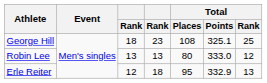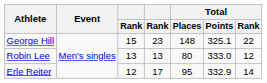(131, 41) 18 -> (131, 41) 15
(187, 41) 108 -> (187, 41) 148
(248, 41) 25 -> (248, 41) 22
(157, 71) 18 -> (157, 71) 17
(248, 71) 13 -> (248, 71) 14
